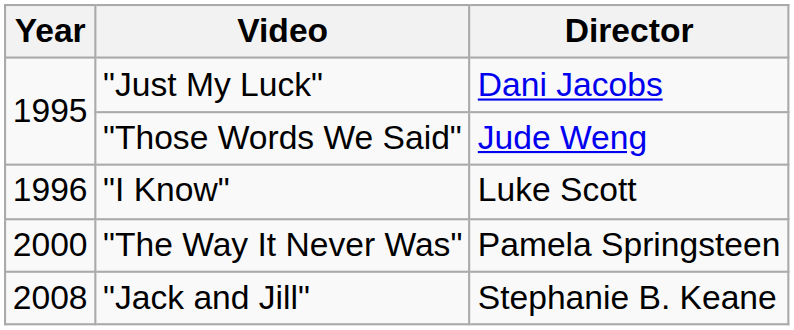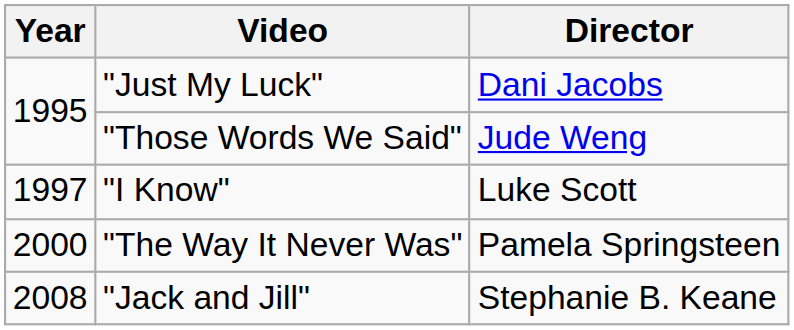(50, 191) 1996 -> (50, 191) 1997
